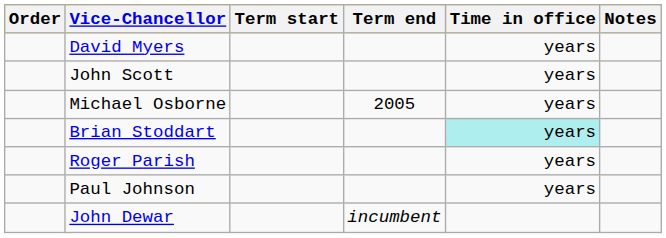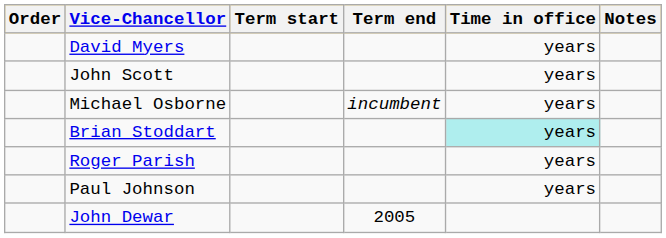(394, 104) 2005 -> (394, 104) incumbent
(394, 218) incumbent -> (394, 218) 2005
